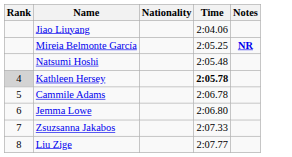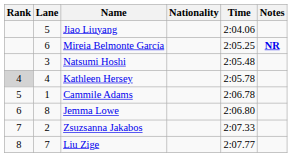+ column: (47, 12)
(212, 78) bold -> (239, 78) normal
